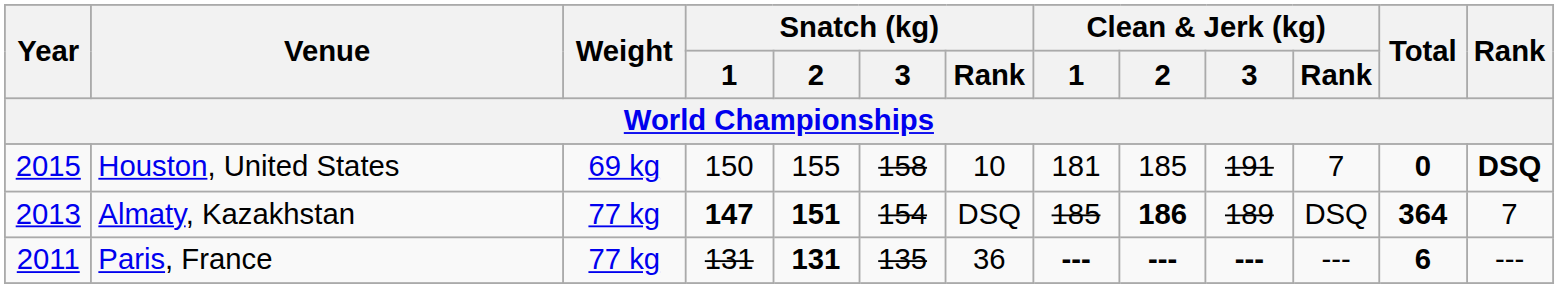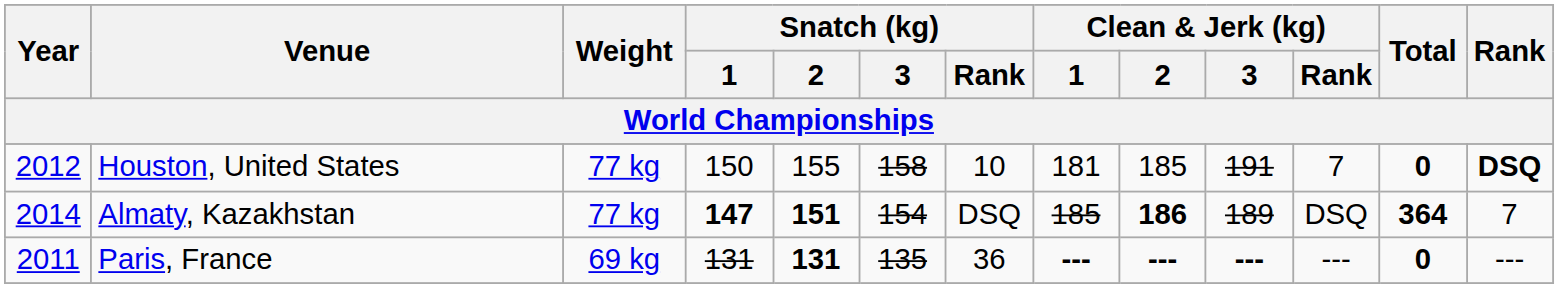(48, 167) 2015 -> (48, 167) 2012
(624, 167) 69 kg -> (624, 167) 77 kg
(48, 213) 2013 -> (48, 213) 2014
(624, 259) 77 kg -> (624, 259) 69 kg
(1423, 259) 6 -> (1423, 259) 0
